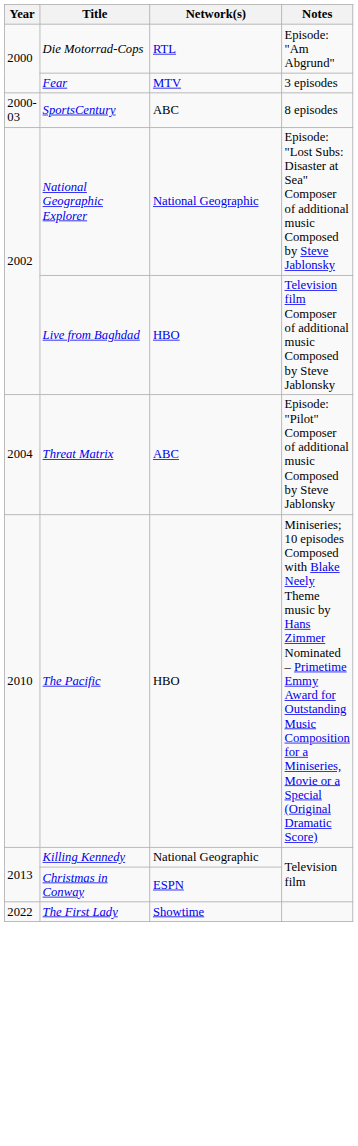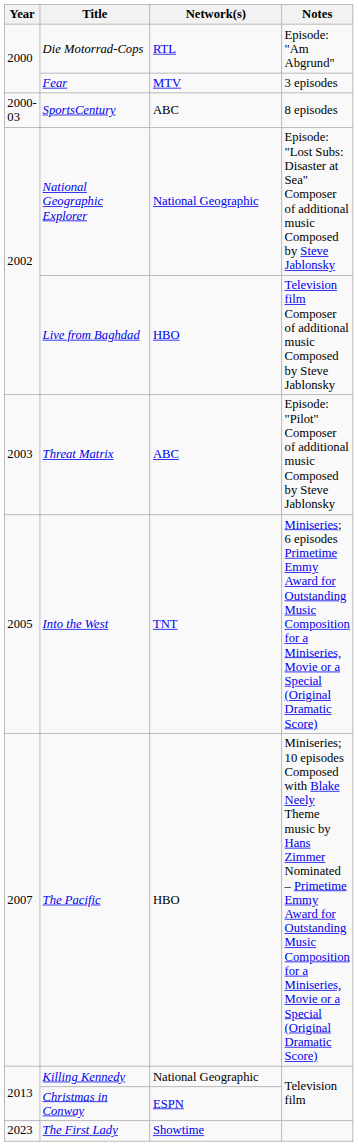(20, 454) 2004 -> (20, 454) 2003
+ row: (75, 624)
(20, 680) 2010 -> (20, 900) 2007
(20, 911) 2022 -> (20, 1130) 2023
